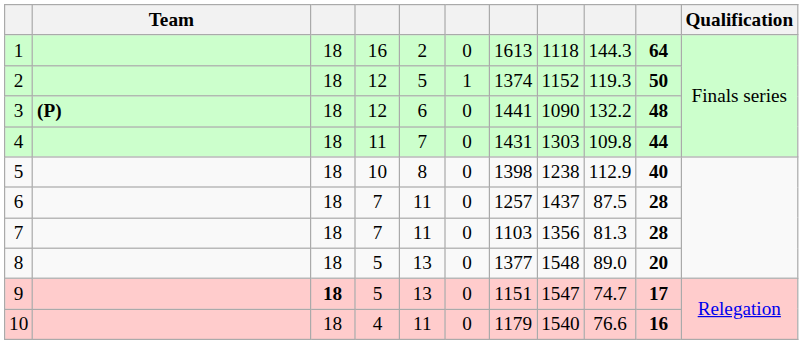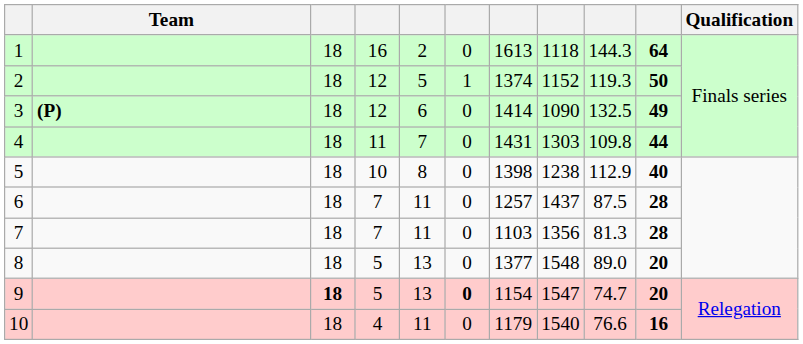(513, 111) 1441 -> (513, 111) 1414
(610, 111) 132.2 -> (610, 111) 132.5
(659, 111) 48 -> (659, 111) 49
(467, 293) normal -> (467, 293) bold
(513, 293) 1151 -> (513, 293) 1154
(659, 293) 17 -> (659, 293) 20
